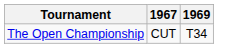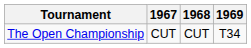+ column: (197, 14)
